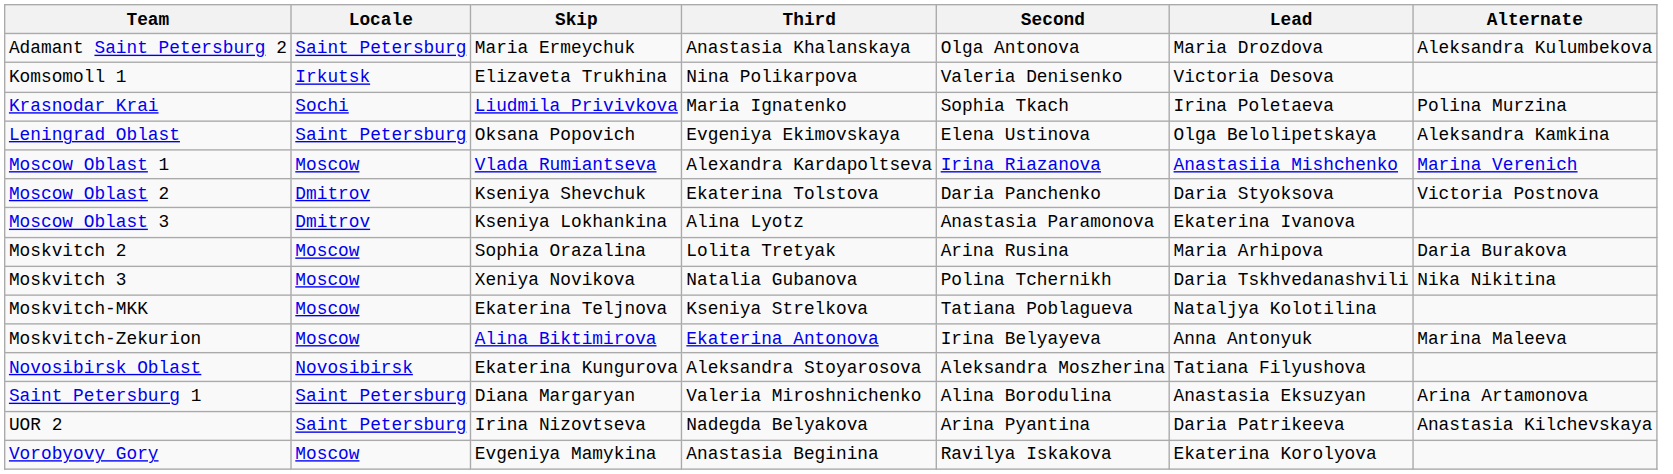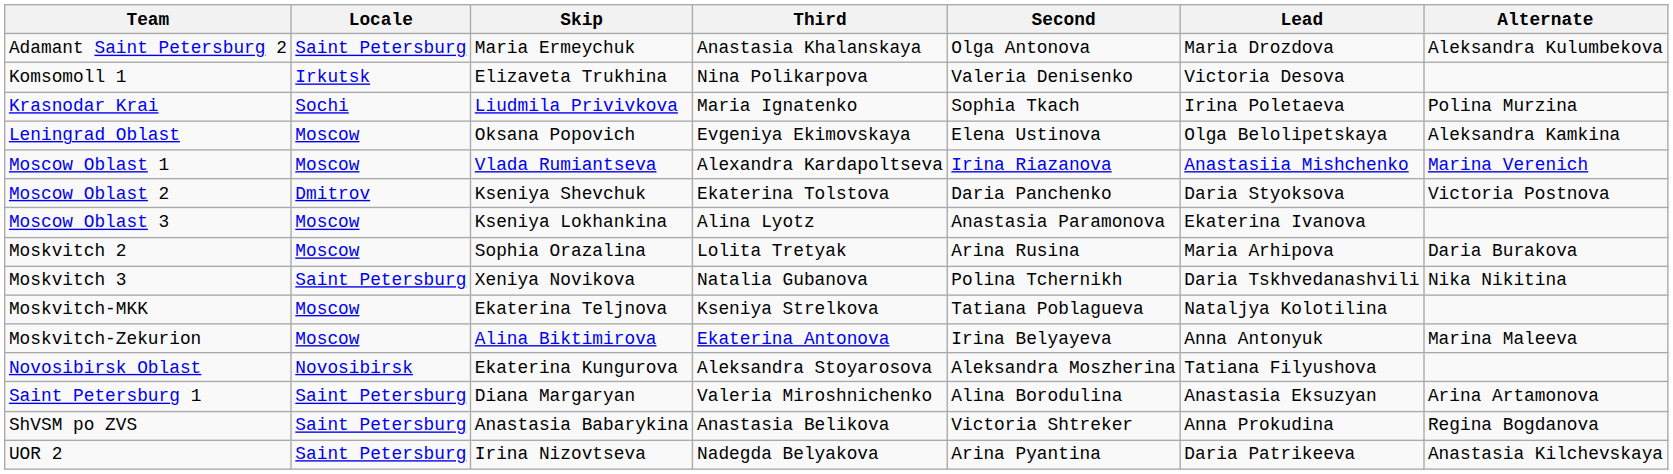(381, 135) Saint Petersburg -> (327, 135) Moscow
(333, 222) Dmitrov -> (327, 222) Moscow
(327, 280) Moscow -> (381, 280) Saint Petersburg
+ row: (73, 426)
- row: (84, 455)
